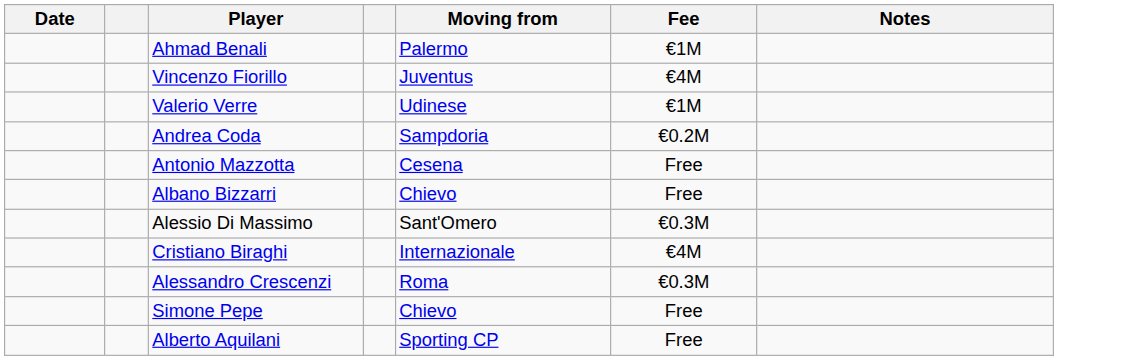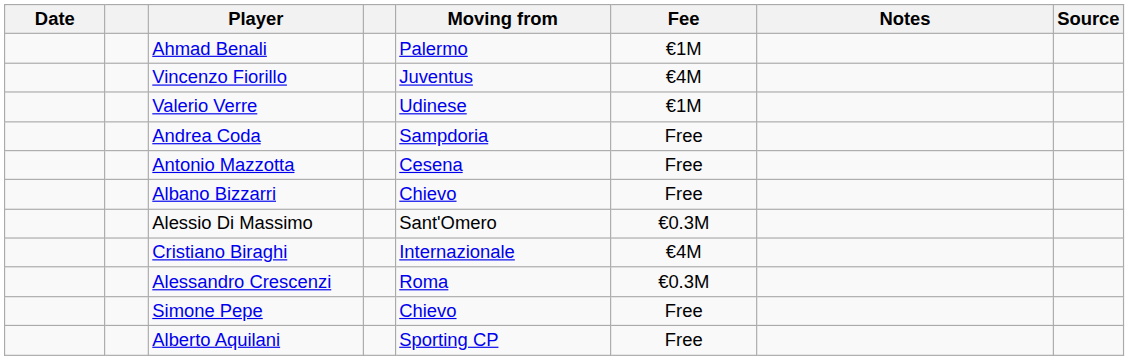+ column: (1088, 19)
(684, 135) €0.2M -> (684, 135) Free
